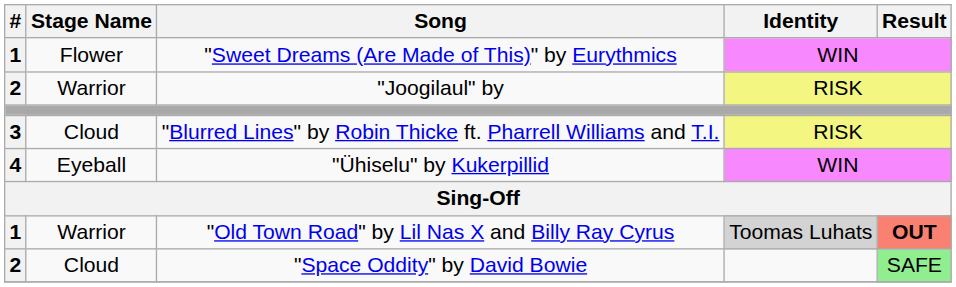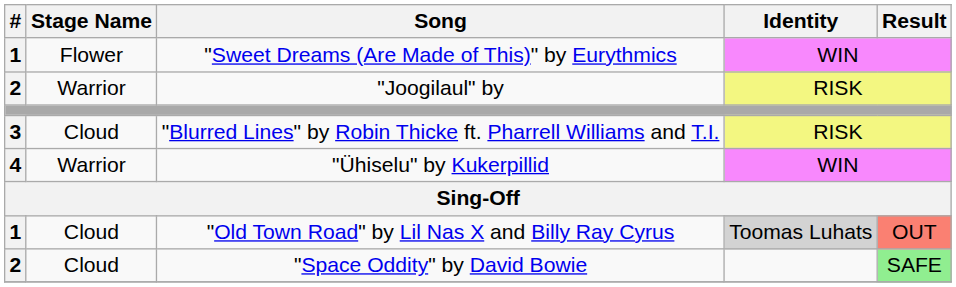(91, 164) Eyeball -> (91, 164) Warrior
(91, 231) Warrior -> (91, 231) Cloud
(914, 231) bold -> (914, 231) normal
